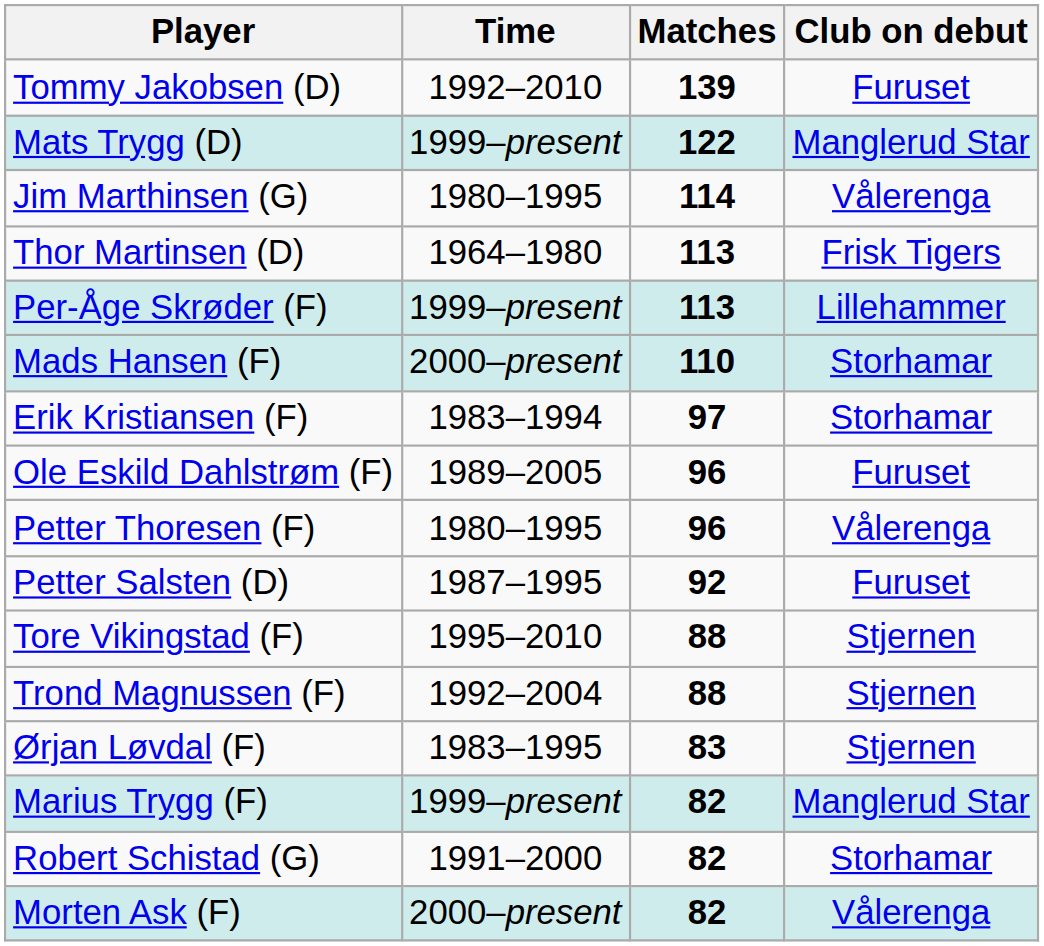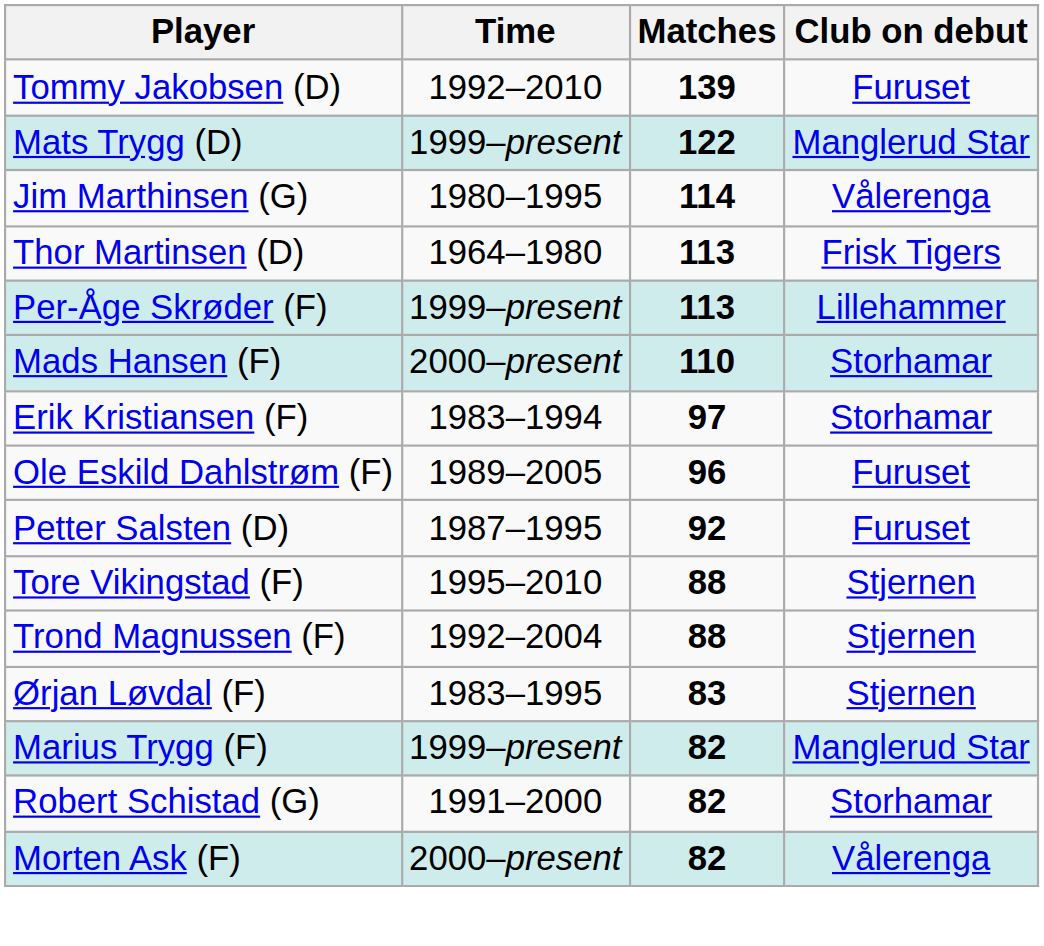- row: (164, 527)
